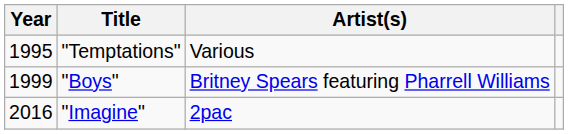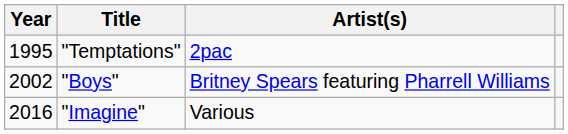(222, 50) Various -> (211, 50) 2pac
(31, 81) 1999 -> (31, 81) 2002
(211, 112) 2pac -> (222, 112) Various
